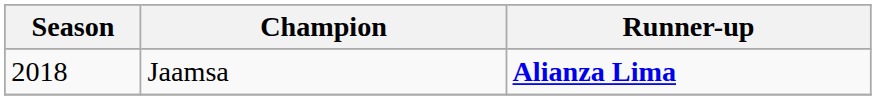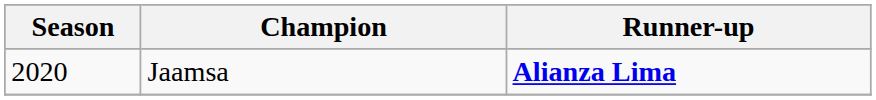(40, 71) 2018 -> (40, 71) 2020
